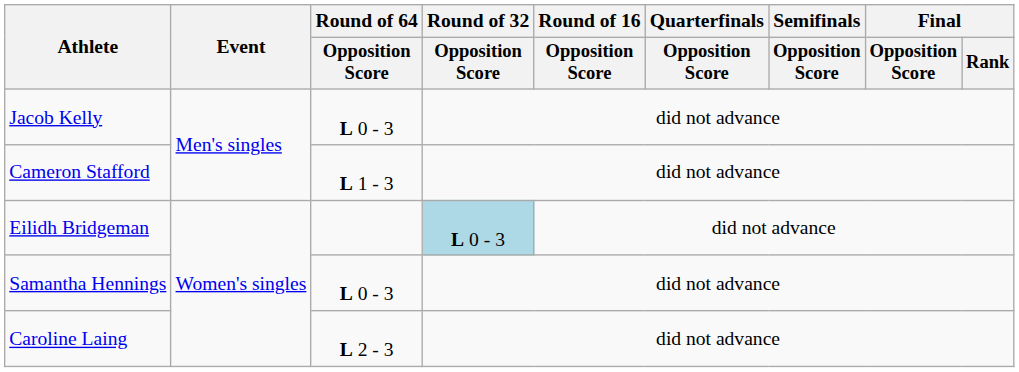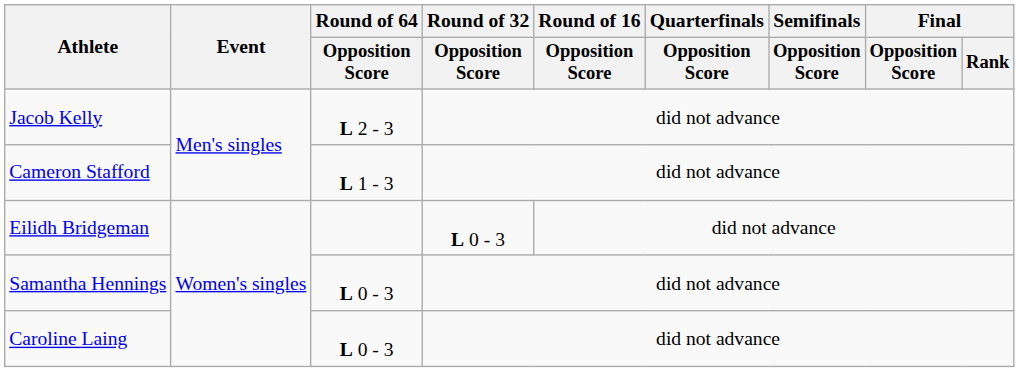(367, 128) L 0 - 3 -> (367, 128) L 2 - 3
(478, 239) lightblue background -> (478, 239) no background
(367, 350) L 2 - 3 -> (367, 350) L 0 - 3
